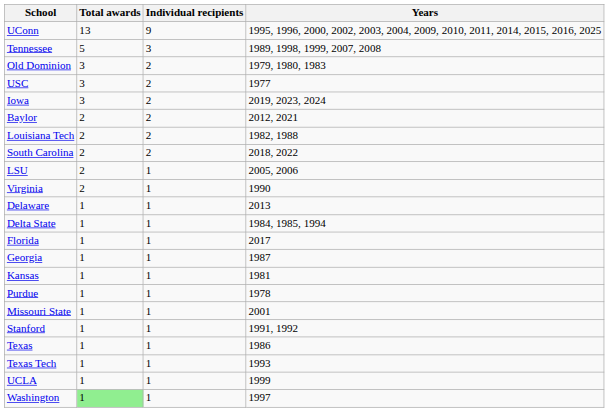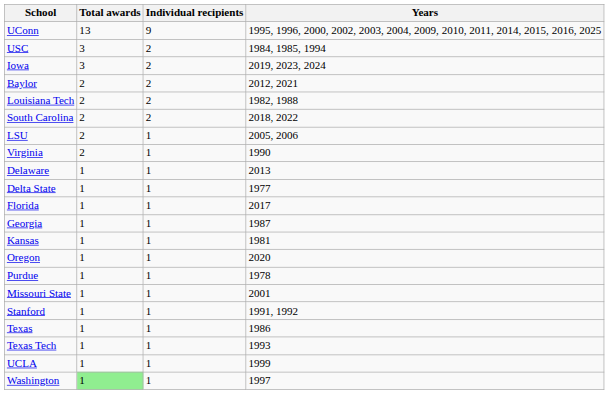- row: (29, 48)
- row: (39, 65)
(259, 83) 1977 -> (287, 48) 1984, 1985, 1994
(287, 223) 1984, 1985, 1994 -> (259, 188) 1977
+ row: (23, 258)
